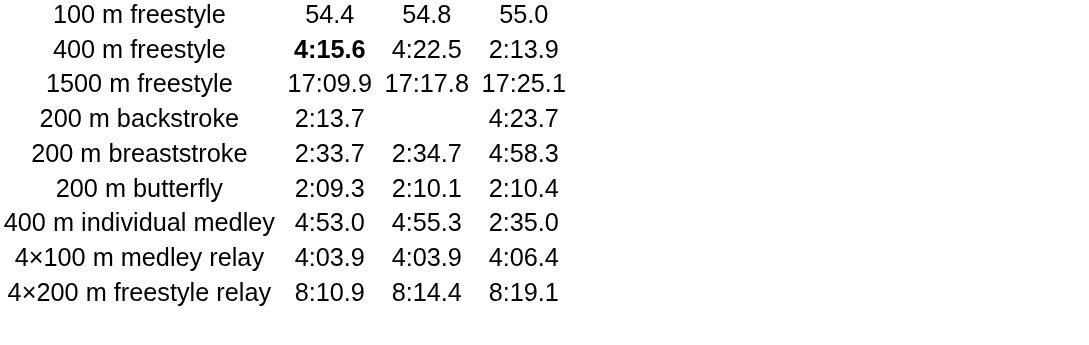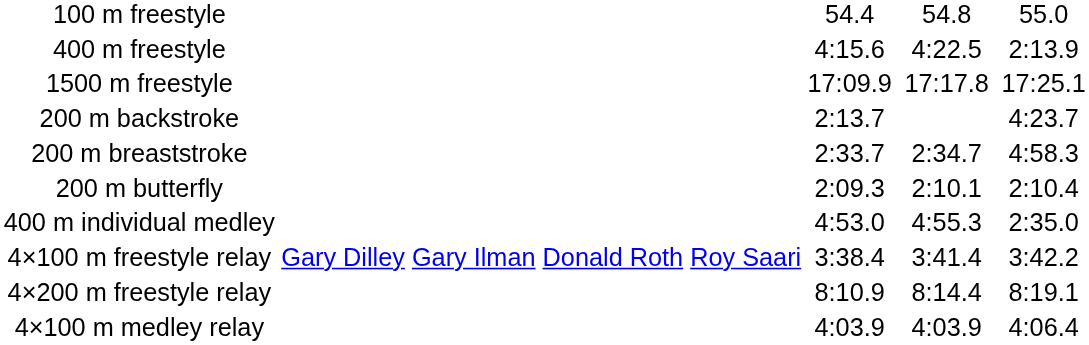(330, 49) bold -> (850, 49) normal
+ row: (139, 257)
rows swapped: (139, 292) <-> (139, 257)
